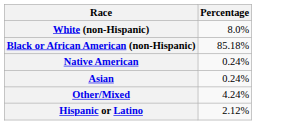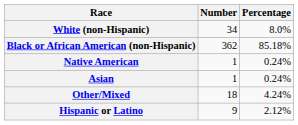+ column: (219, 12)
